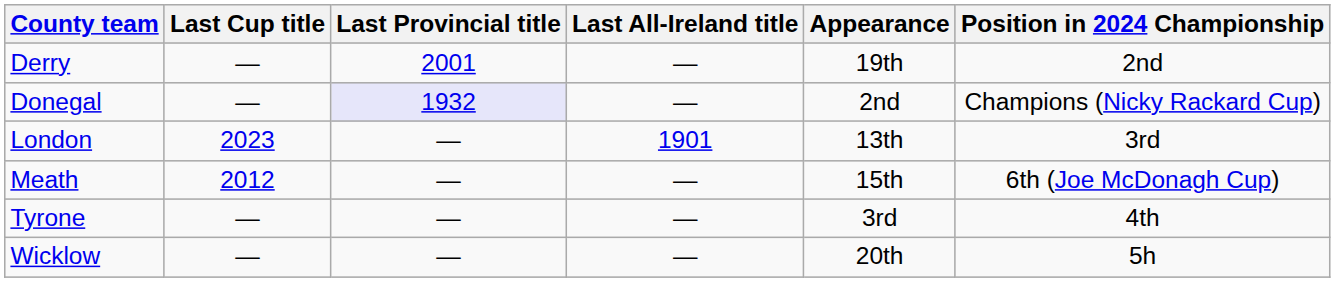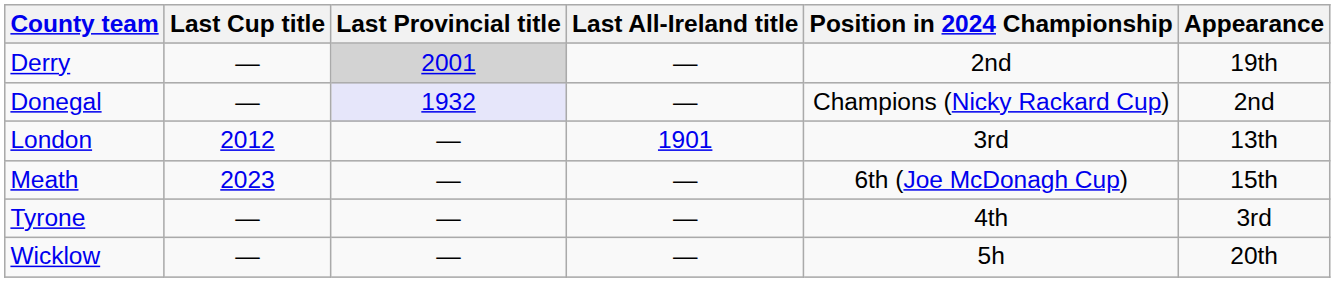columns swapped: (1143, 23) <-> (880, 23)
(449, 62) no background -> (449, 62) lightgrey background
(247, 140) 2023 -> (247, 140) 2012
(247, 179) 2012 -> (247, 179) 2023
